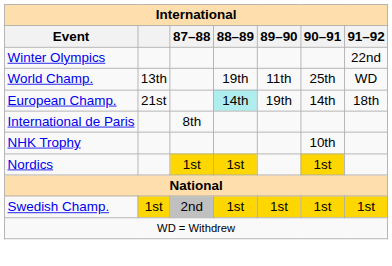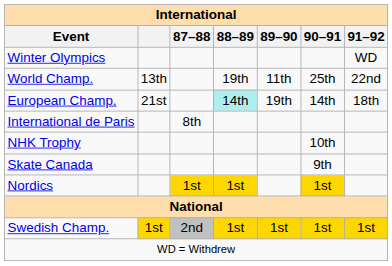(366, 57) 22nd -> (366, 57) WD
(366, 79) WD -> (366, 79) 22nd
+ row: (50, 164)
